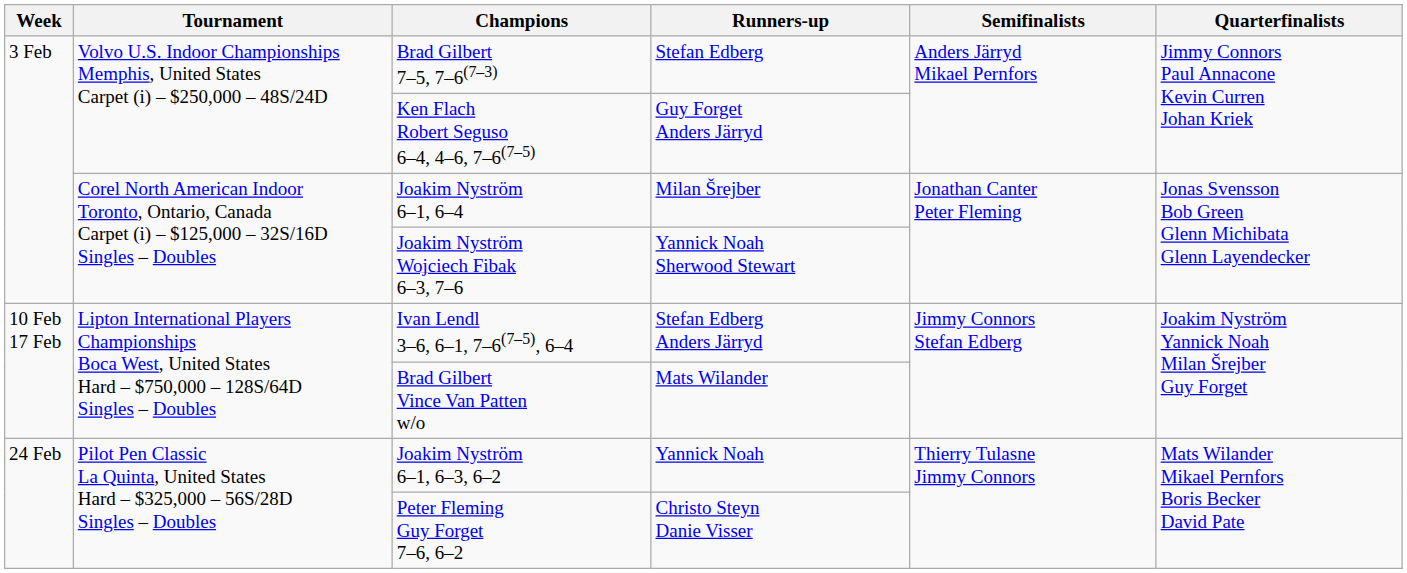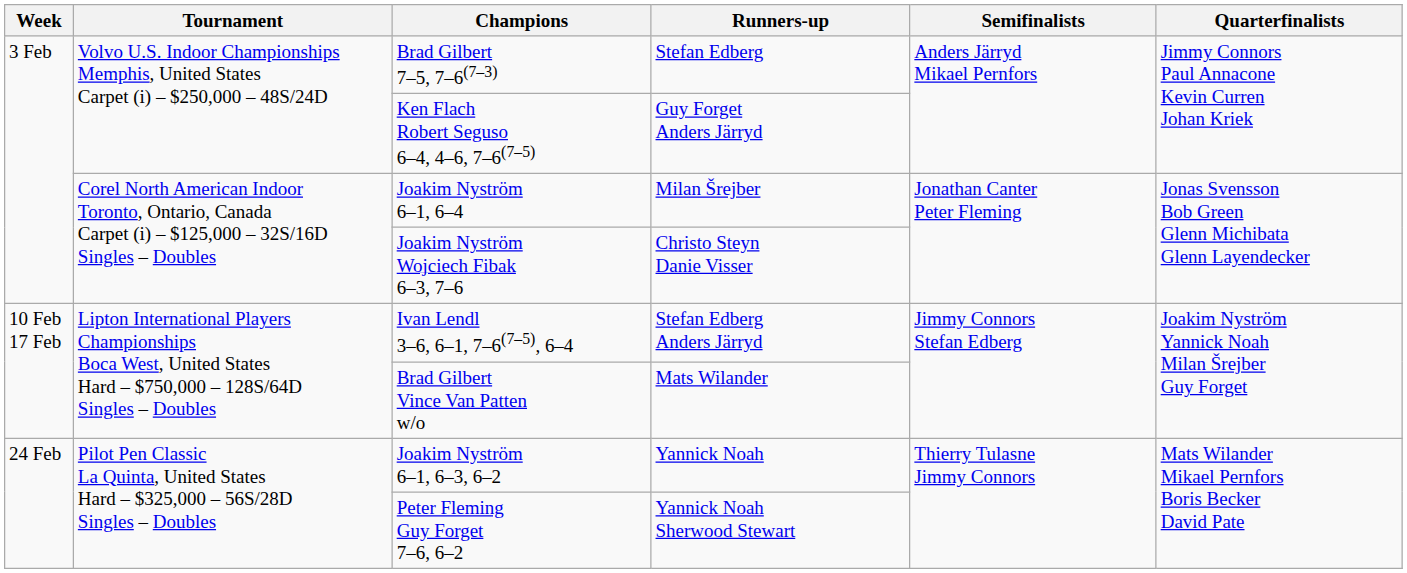(725, 254) Yannick Noah Sherwood Stewart -> (707, 254) Christo Steyn Danie Visser
(707, 518) Christo Steyn Danie Visser -> (725, 518) Yannick Noah Sherwood Stewart
